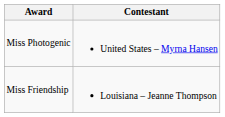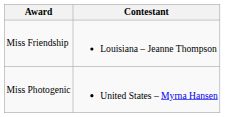rows swapped: (39, 43) <-> (38, 89)
